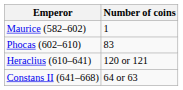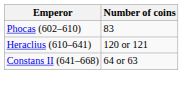- row: (46, 28)
